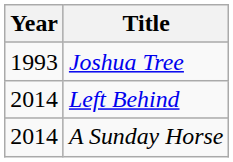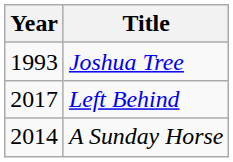(34, 99) 2014 -> (34, 99) 2017
